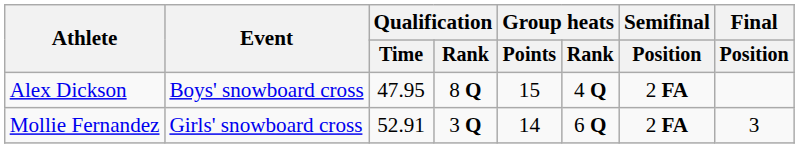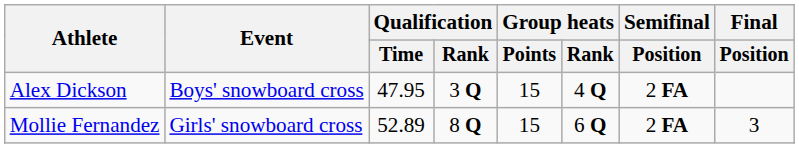(465, 90) 8 Q -> (465, 90) 3 Q
(401, 125) 52.91 -> (401, 125) 52.89
(465, 125) 3 Q -> (465, 125) 8 Q
(529, 125) 14 -> (529, 125) 15
